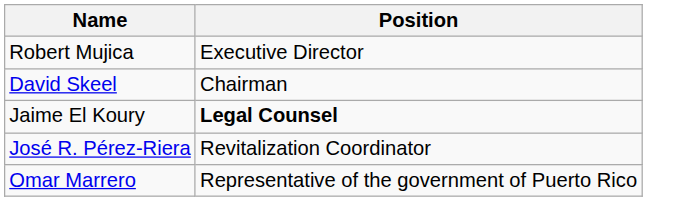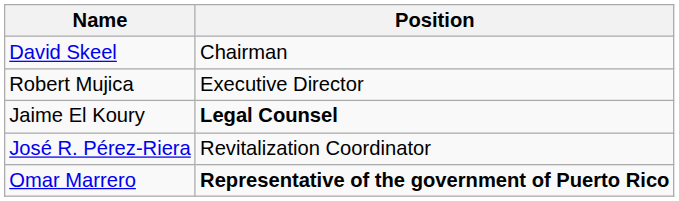rows swapped: (63, 84) <-> (71, 52)
(419, 180) normal -> (435, 180) bold
